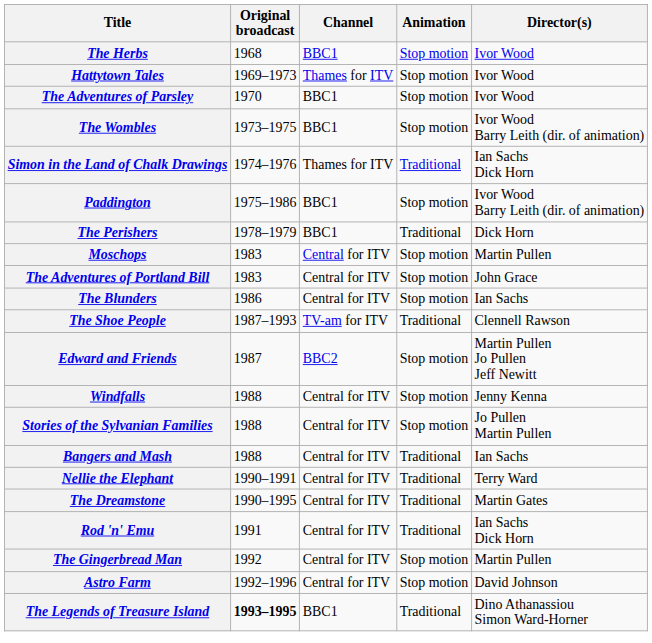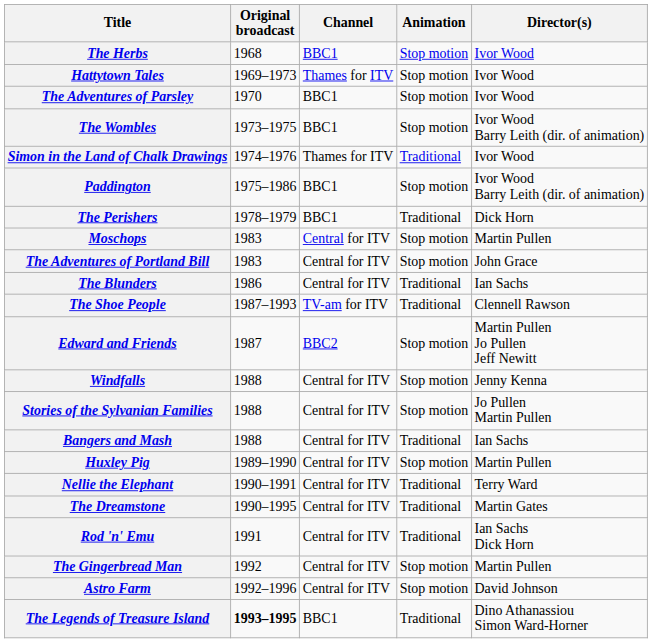(504, 165) Ian Sachs Dick Horn -> (504, 157) Ivor Wood
(434, 298) Stop motion -> (430, 283) Traditional
+ row: (117, 462)
